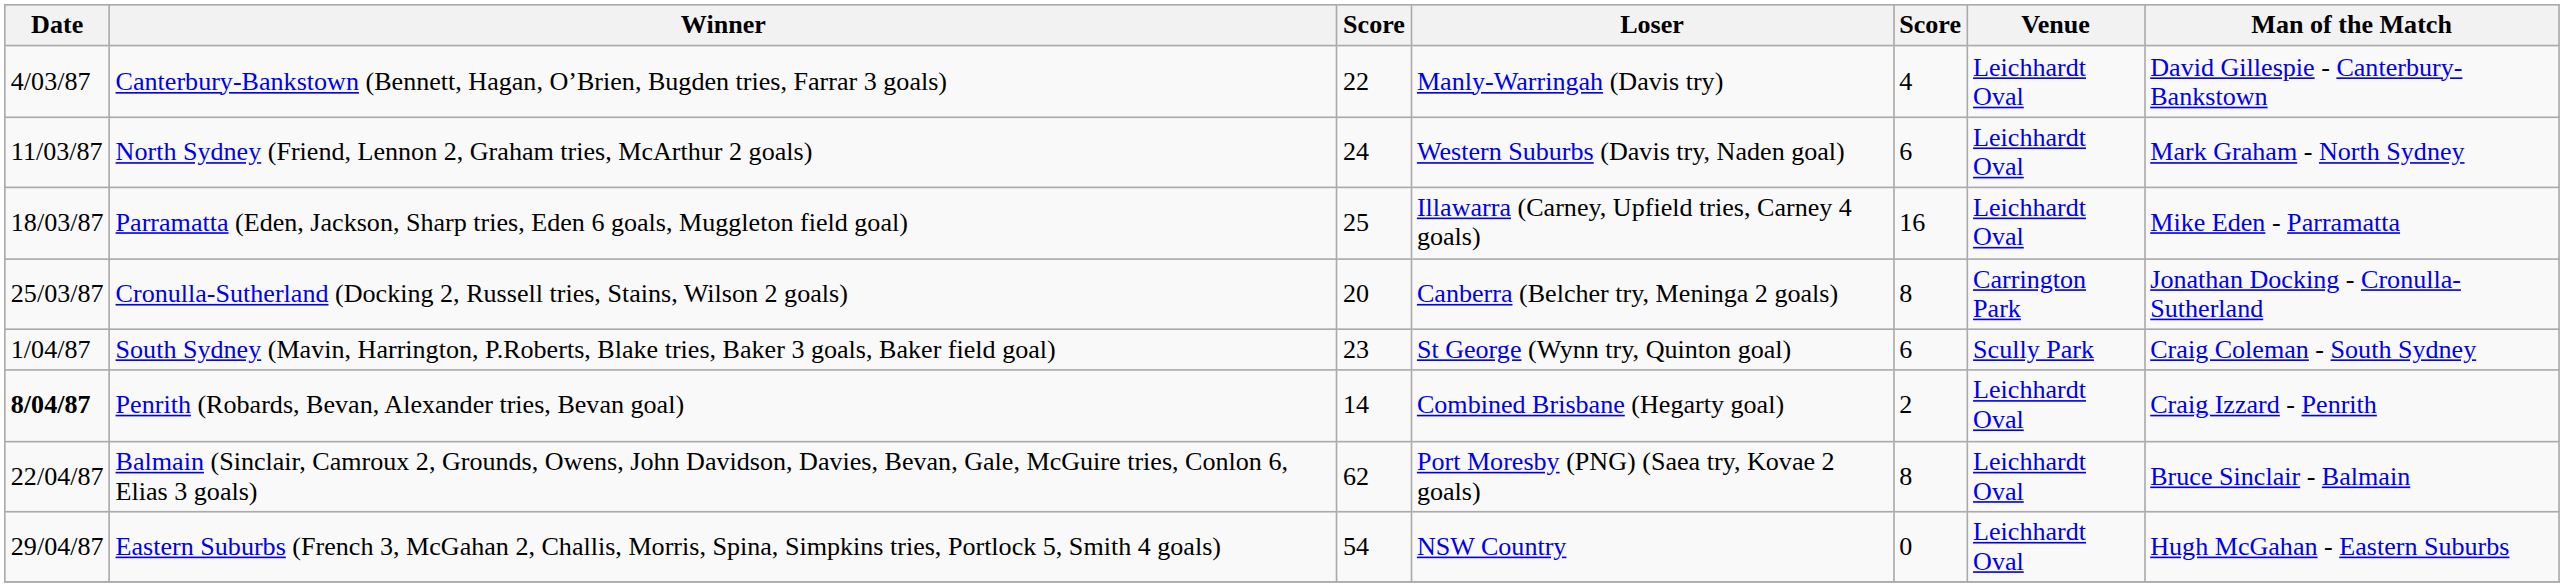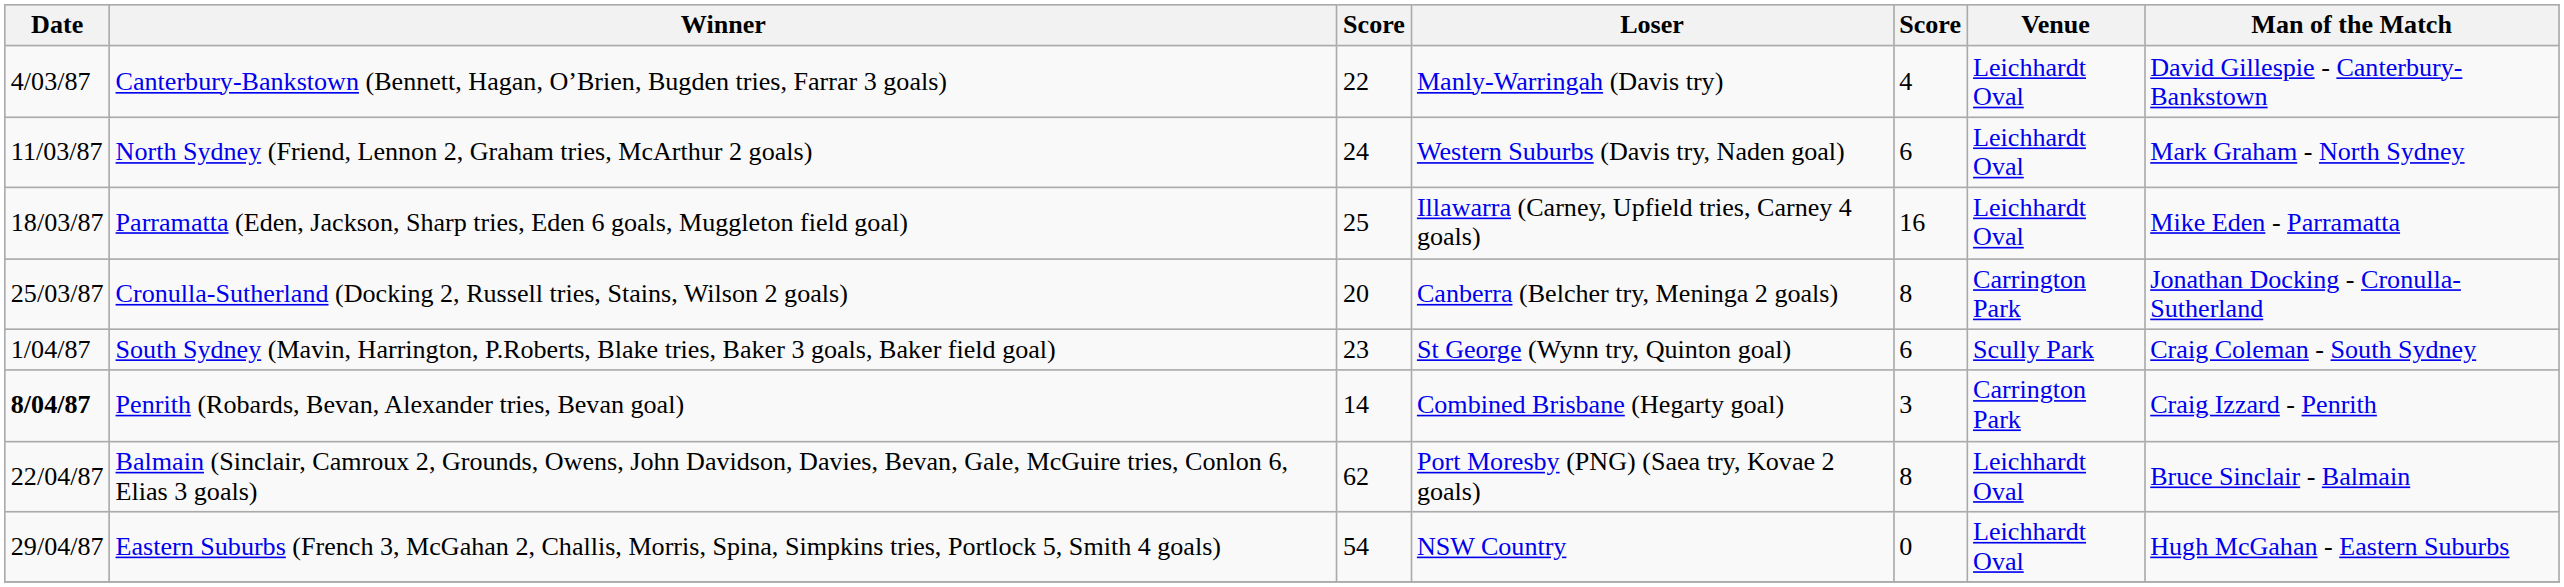(1906, 405) 2 -> (1906, 405) 3
(2030, 405) Leichhardt Oval -> (2030, 405) Carrington Park
